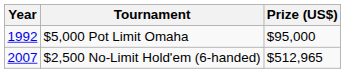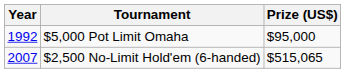(295, 57) $512,965 -> (295, 57) $515,065
